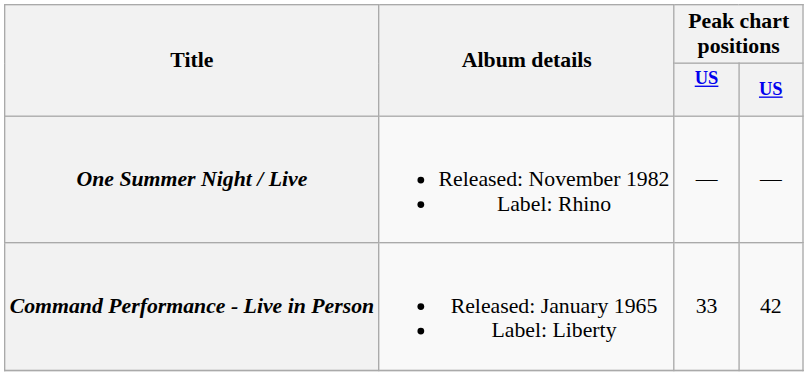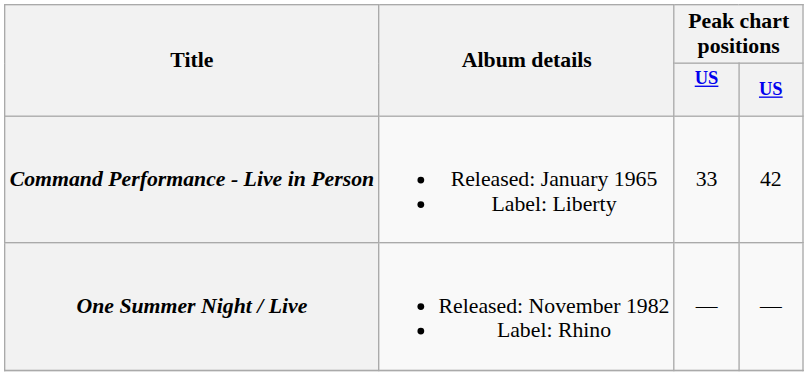rows swapped: (192, 306) <-> (192, 179)
